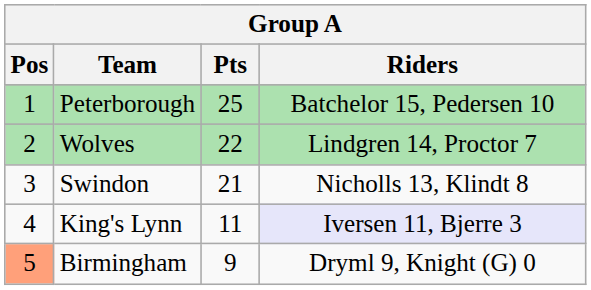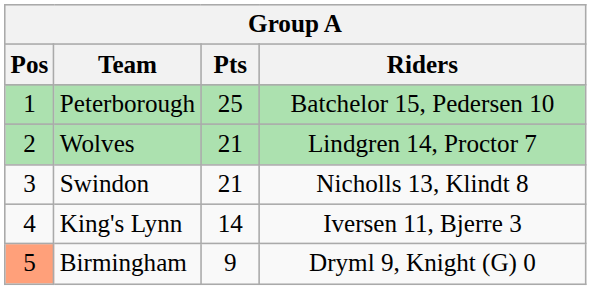(230, 143) 22 -> (230, 143) 21
(230, 223) 11 -> (230, 223) 14
(422, 223) lavender background -> (422, 223) no background
